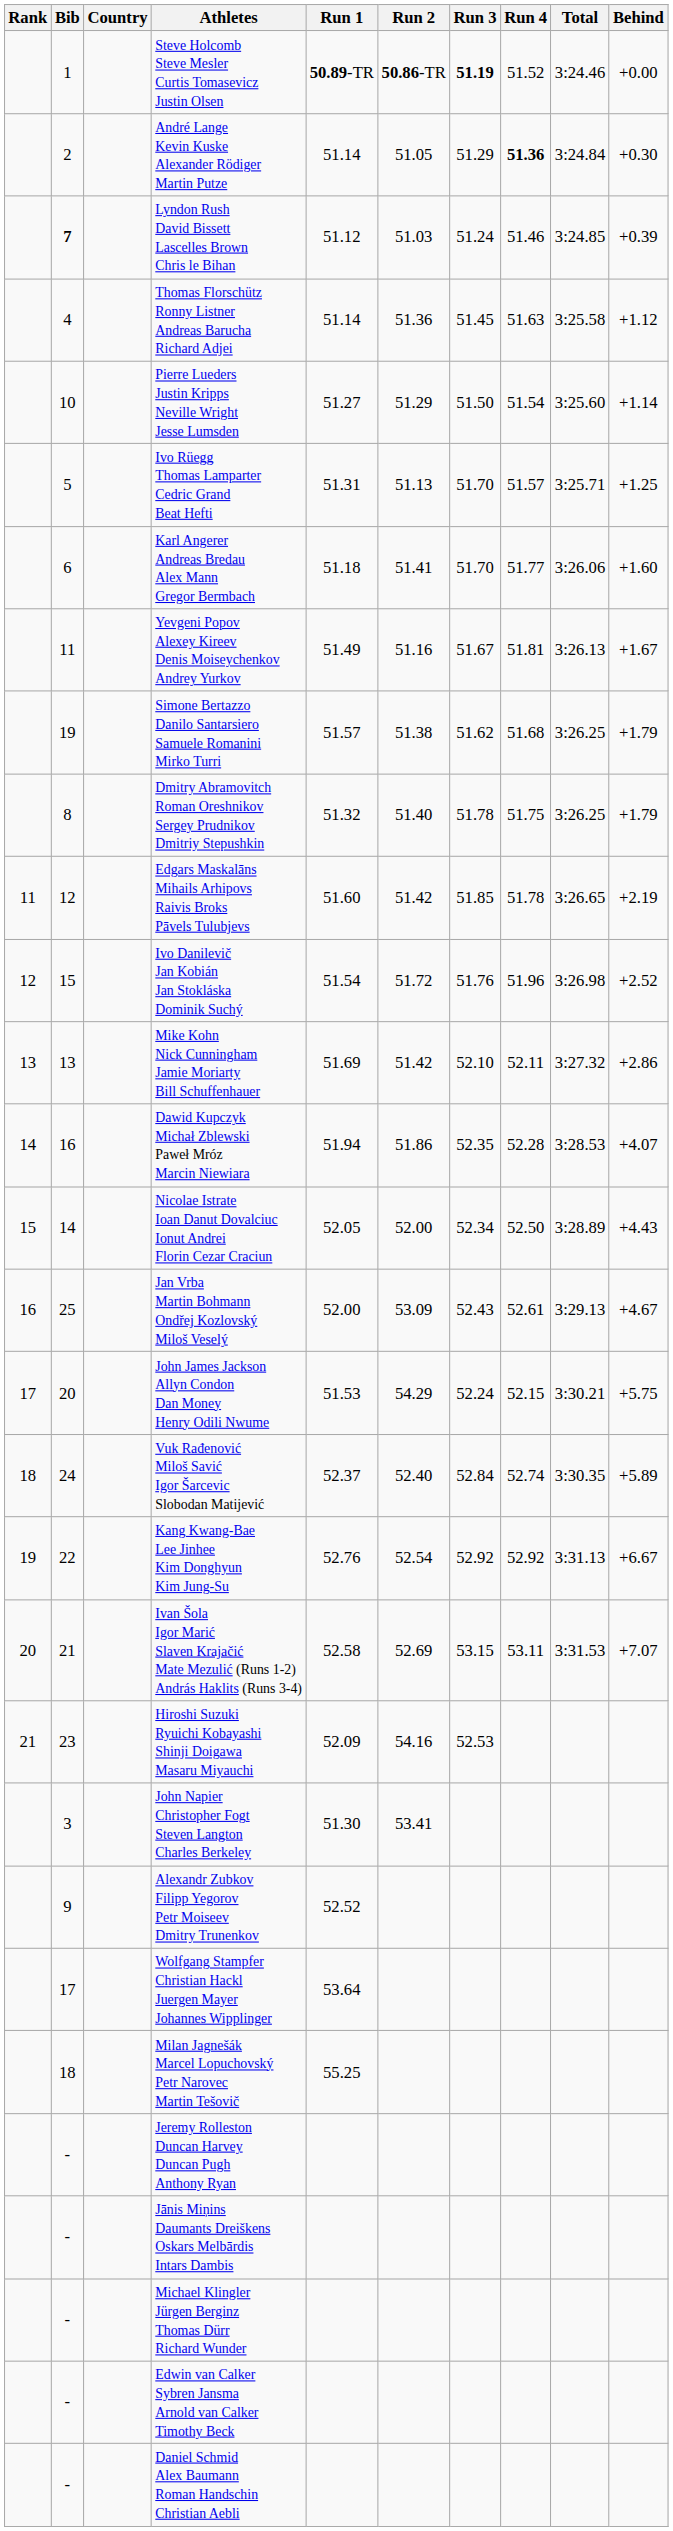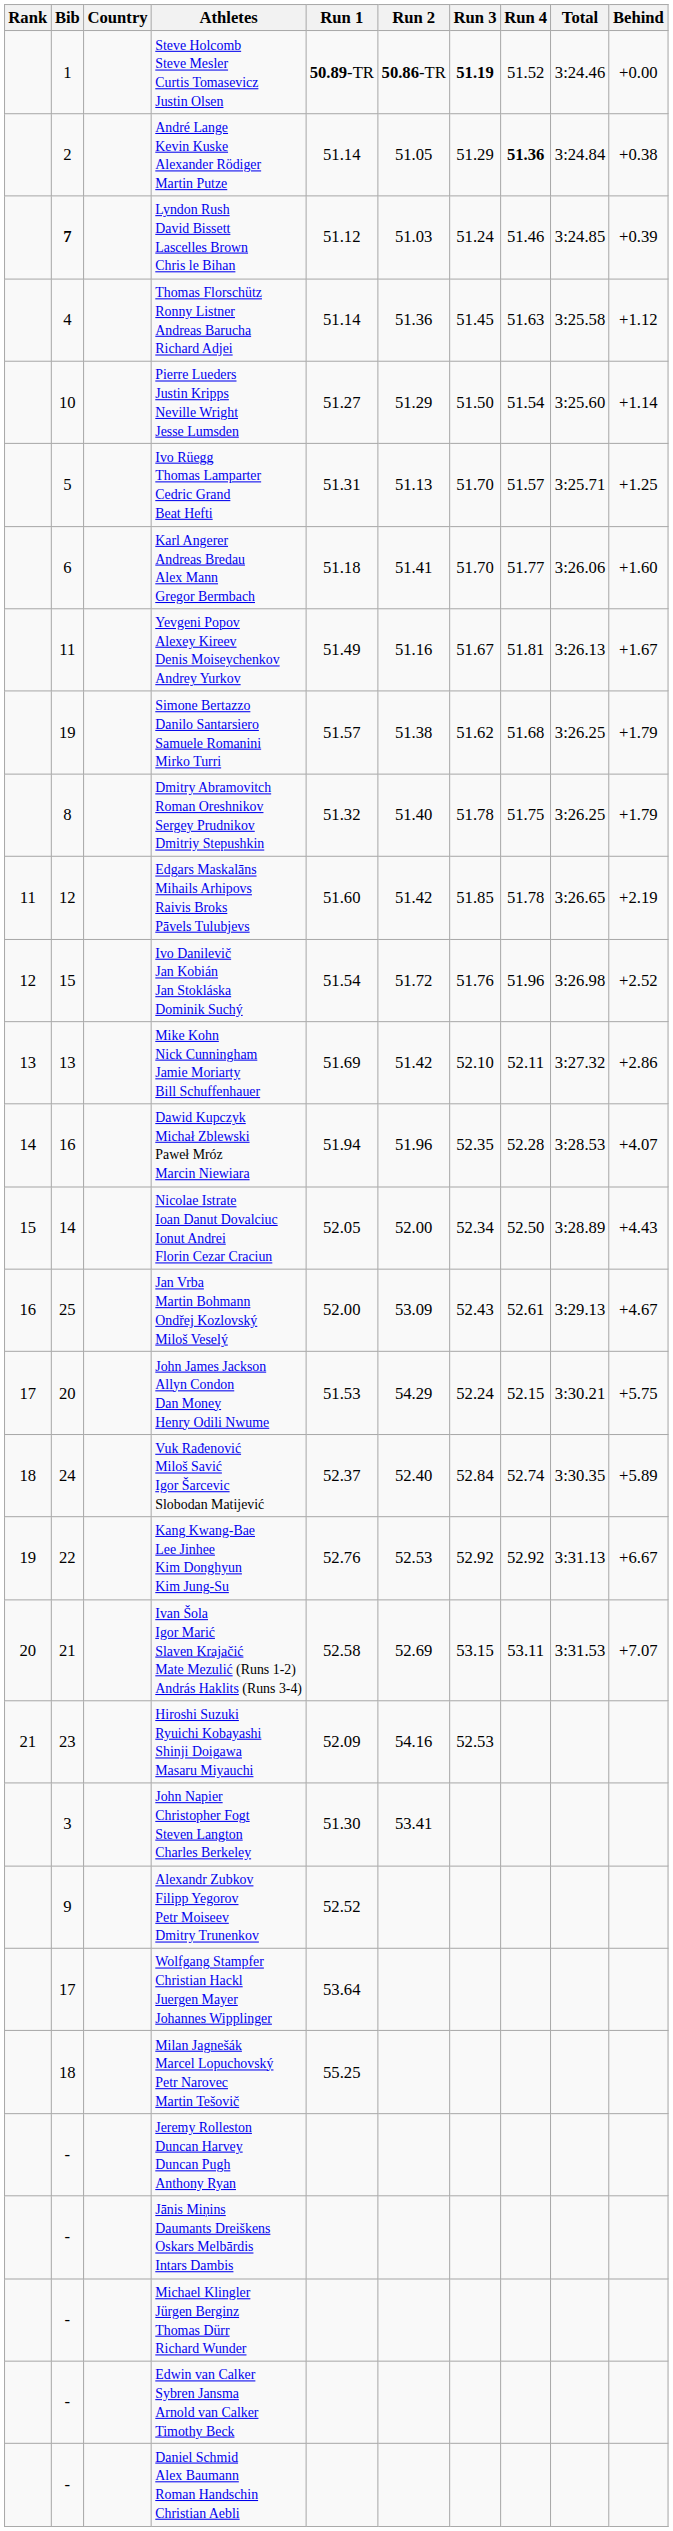(638, 154) +0.30 -> (638, 154) +0.38
(414, 1145) 51.86 -> (414, 1145) 51.96
(414, 1558) 52.54 -> (414, 1558) 52.53
